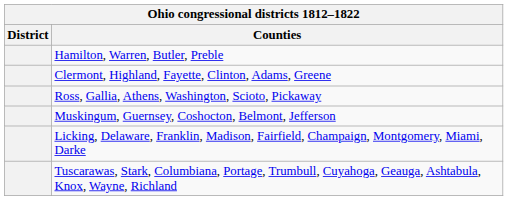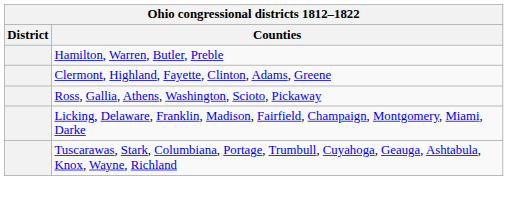- row: (195, 116)
